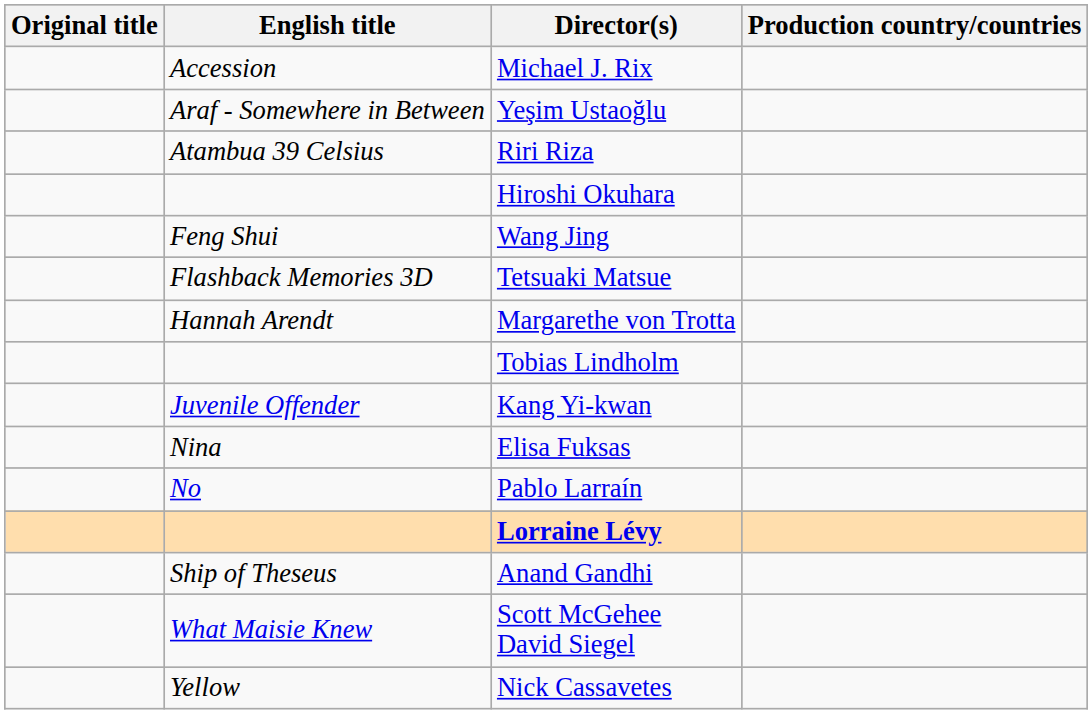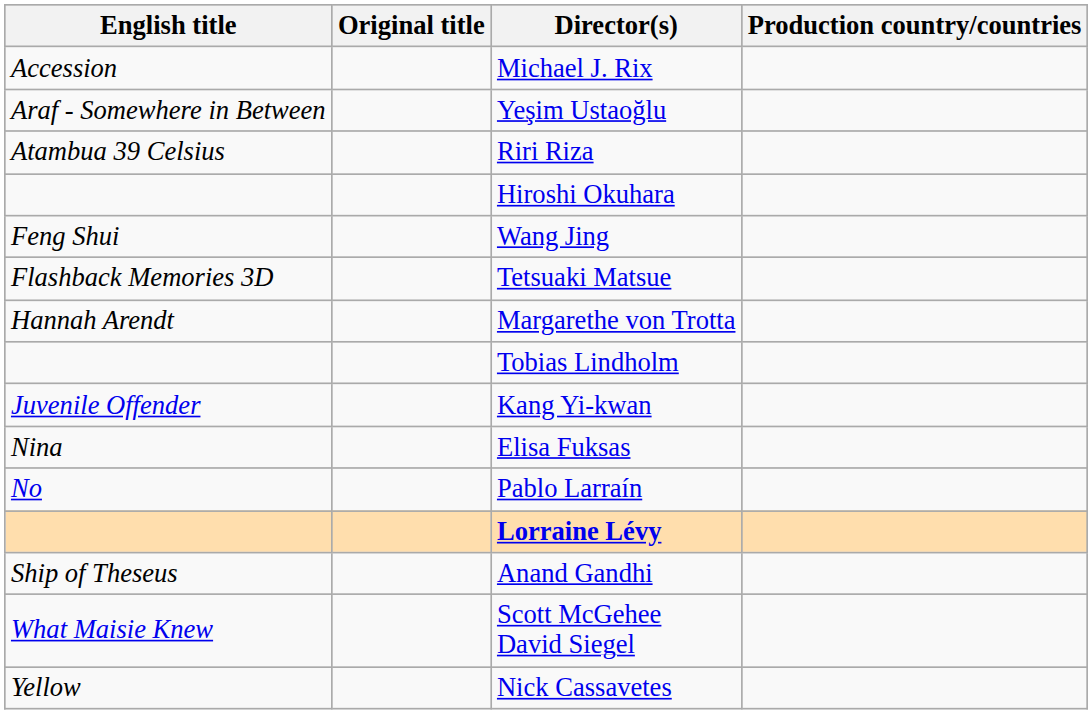columns swapped: (327, 25) <-> (84, 25)
